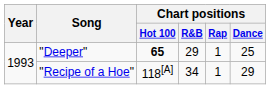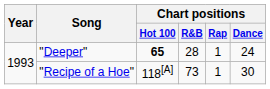(192, 52) 29 -> (192, 52) 28
(248, 52) 25 -> (248, 52) 24
(192, 72) 34 -> (192, 72) 73
(248, 72) 29 -> (248, 72) 30
